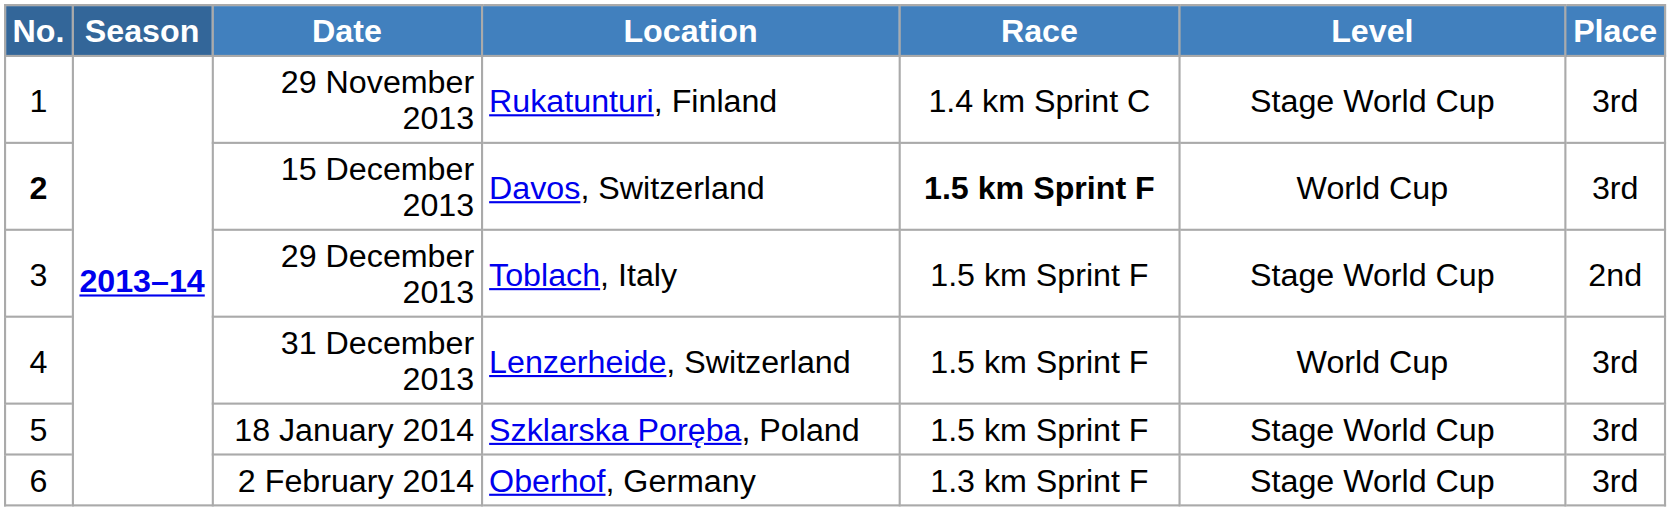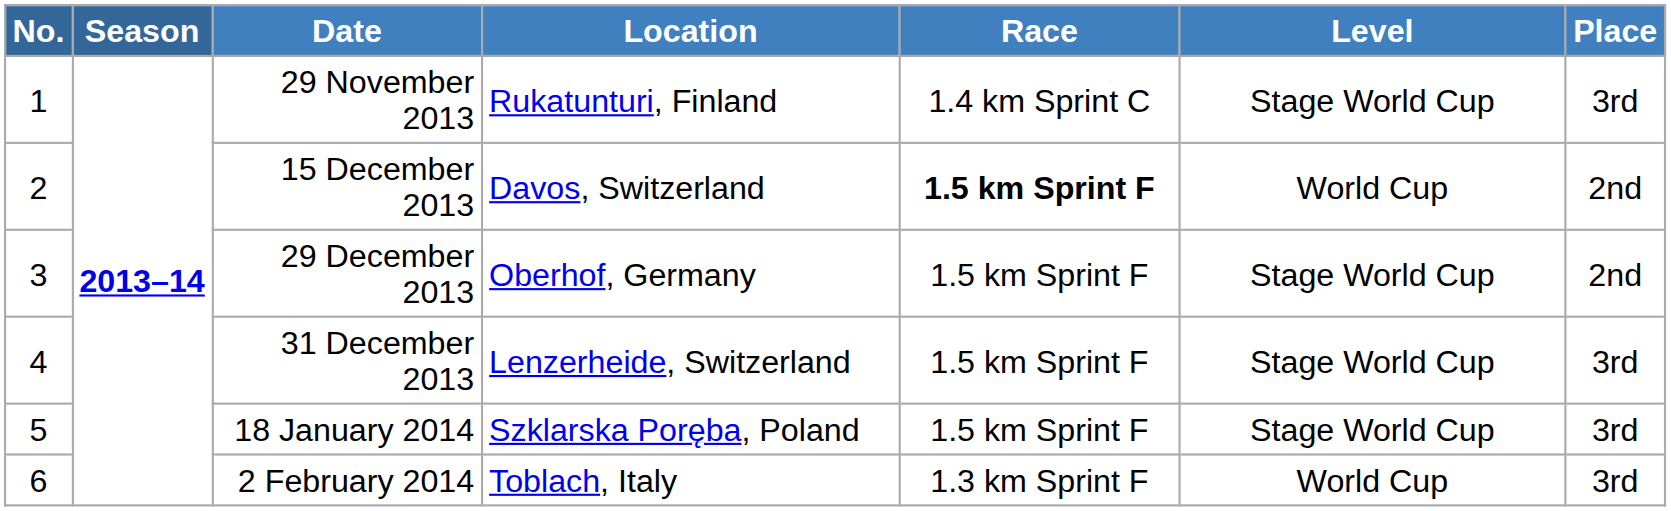(38, 187) bold -> (38, 187) normal
(1615, 187) 3rd -> (1615, 187) 2nd
(583, 274) Toblach, Italy -> (622, 274) Oberhof, Germany
(1372, 361) World Cup -> (1372, 361) Stage World Cup
(622, 481) Oberhof, Germany -> (583, 481) Toblach, Italy
(1372, 481) Stage World Cup -> (1372, 481) World Cup
